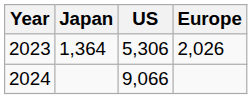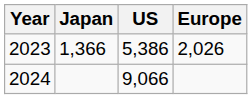(83, 49) 1,364 -> (83, 49) 1,366
(145, 49) 5,306 -> (145, 49) 5,386
